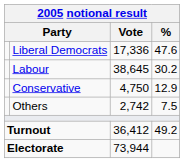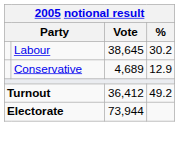- row: (60, 50)
(134, 87) 4,750 -> (129, 69) 4,689
- row: (30, 106)
